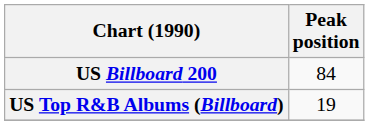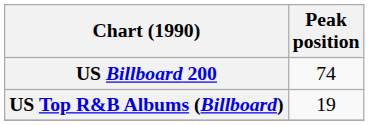(326, 73) 84 -> (326, 73) 74
